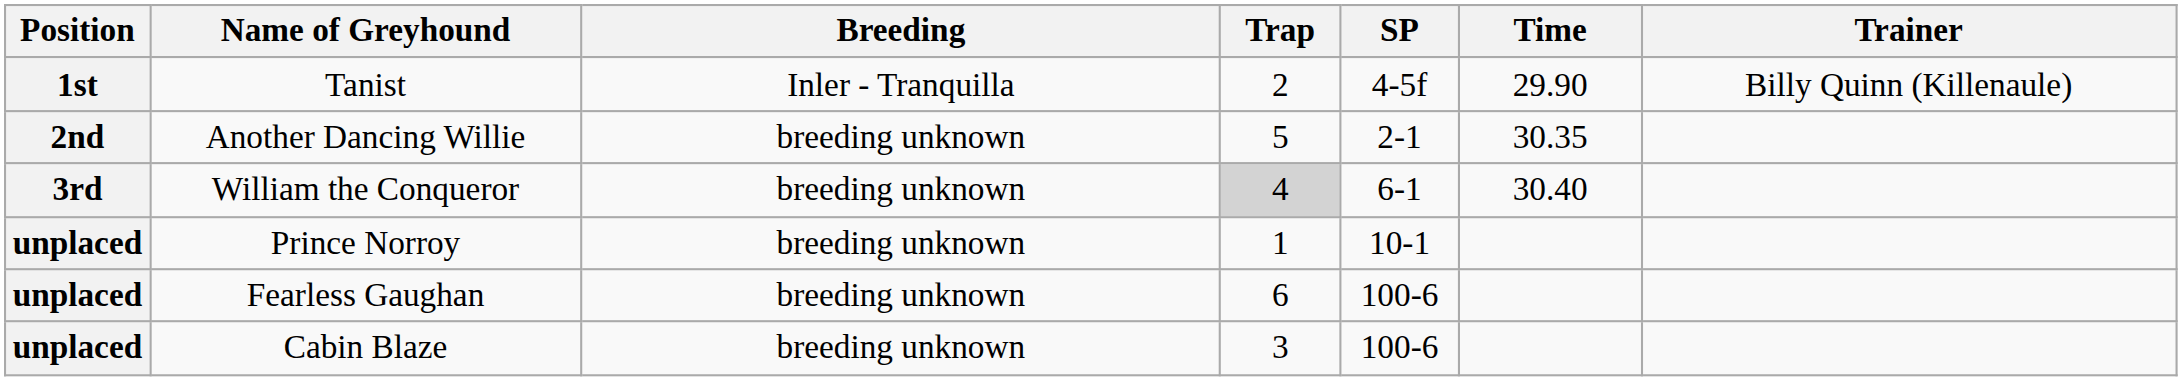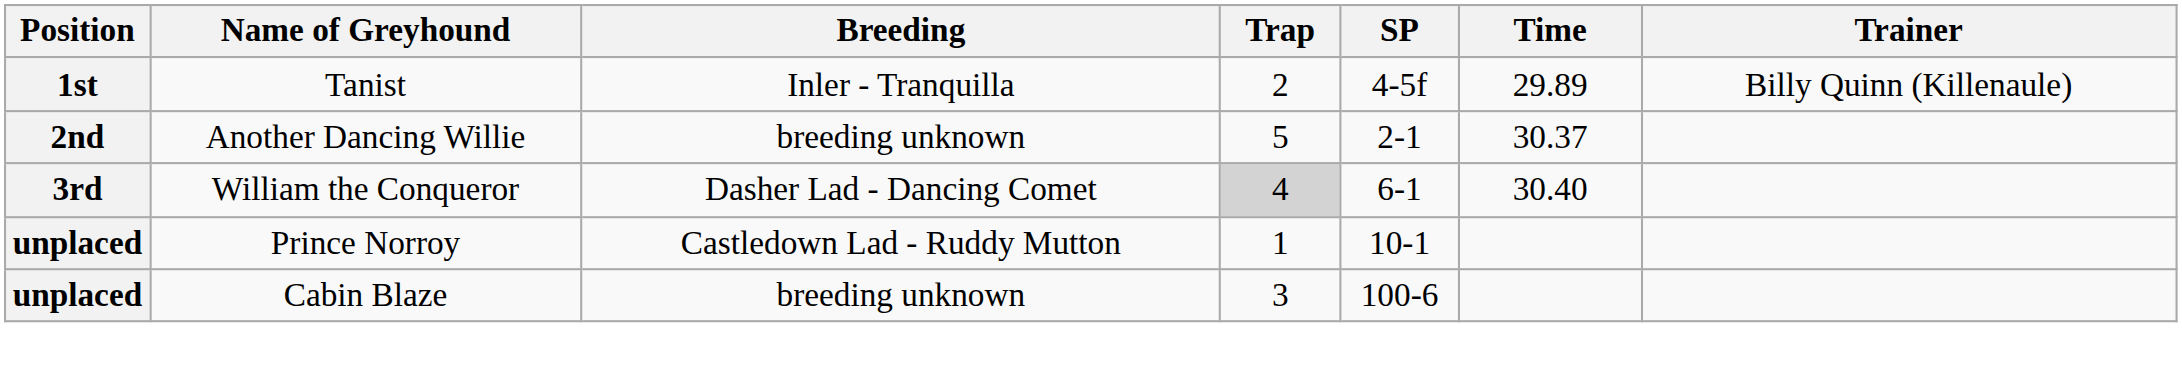(1550, 83) 29.90 -> (1550, 83) 29.89
(1550, 136) 30.35 -> (1550, 136) 30.37
(901, 189) breeding unknown -> (901, 189) Dasher Lad - Dancing Comet
(901, 242) breeding unknown -> (901, 242) Castledown Lad - Ruddy Mutton
- row: (366, 294)
